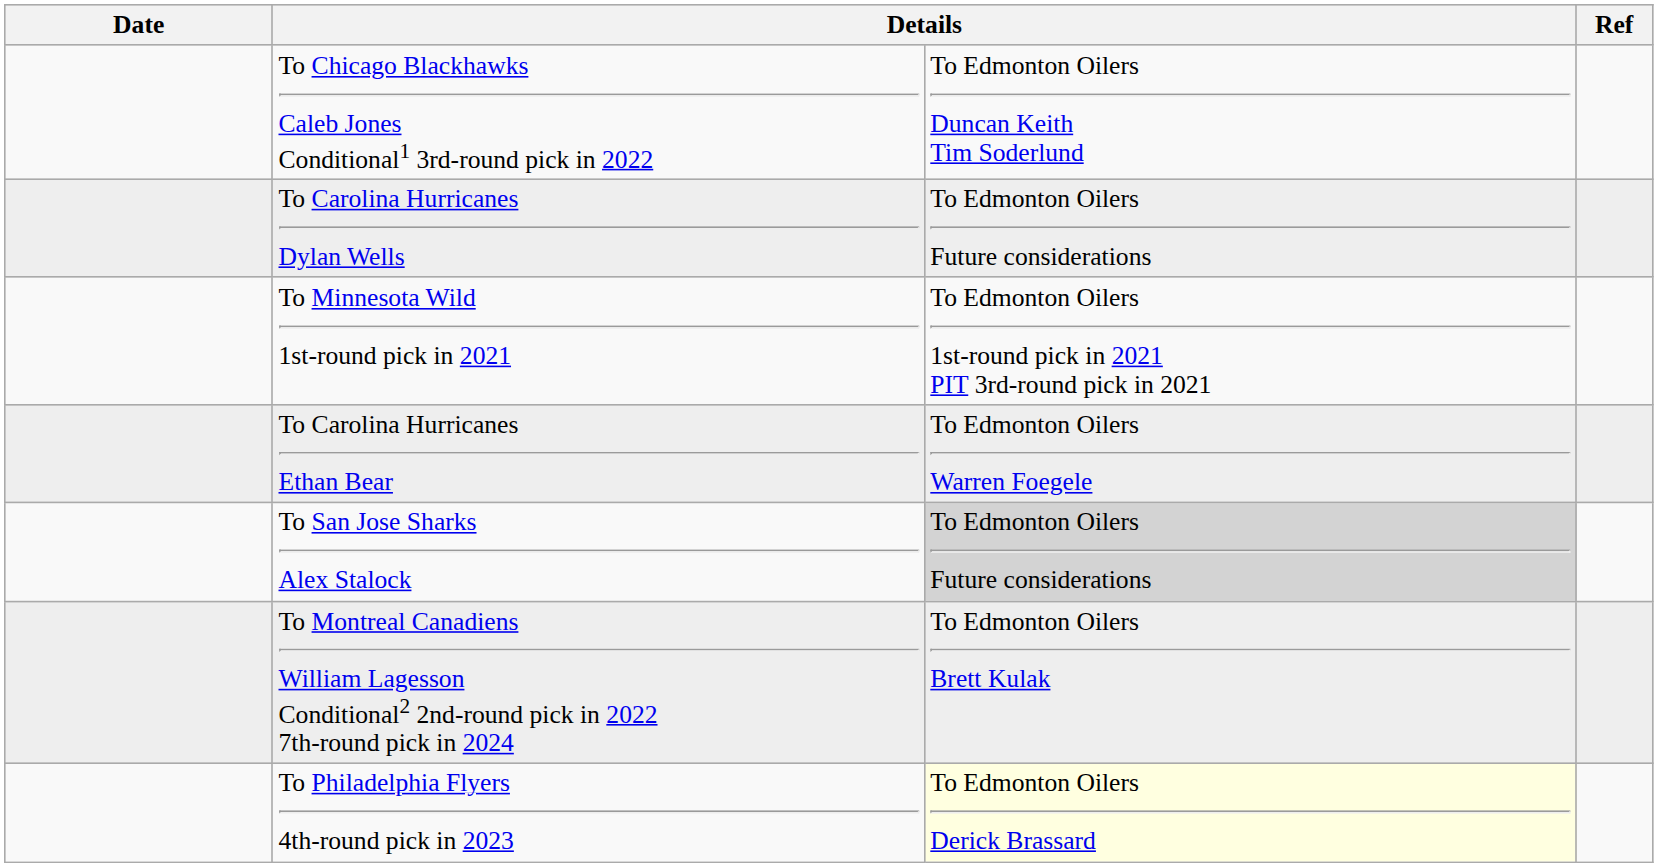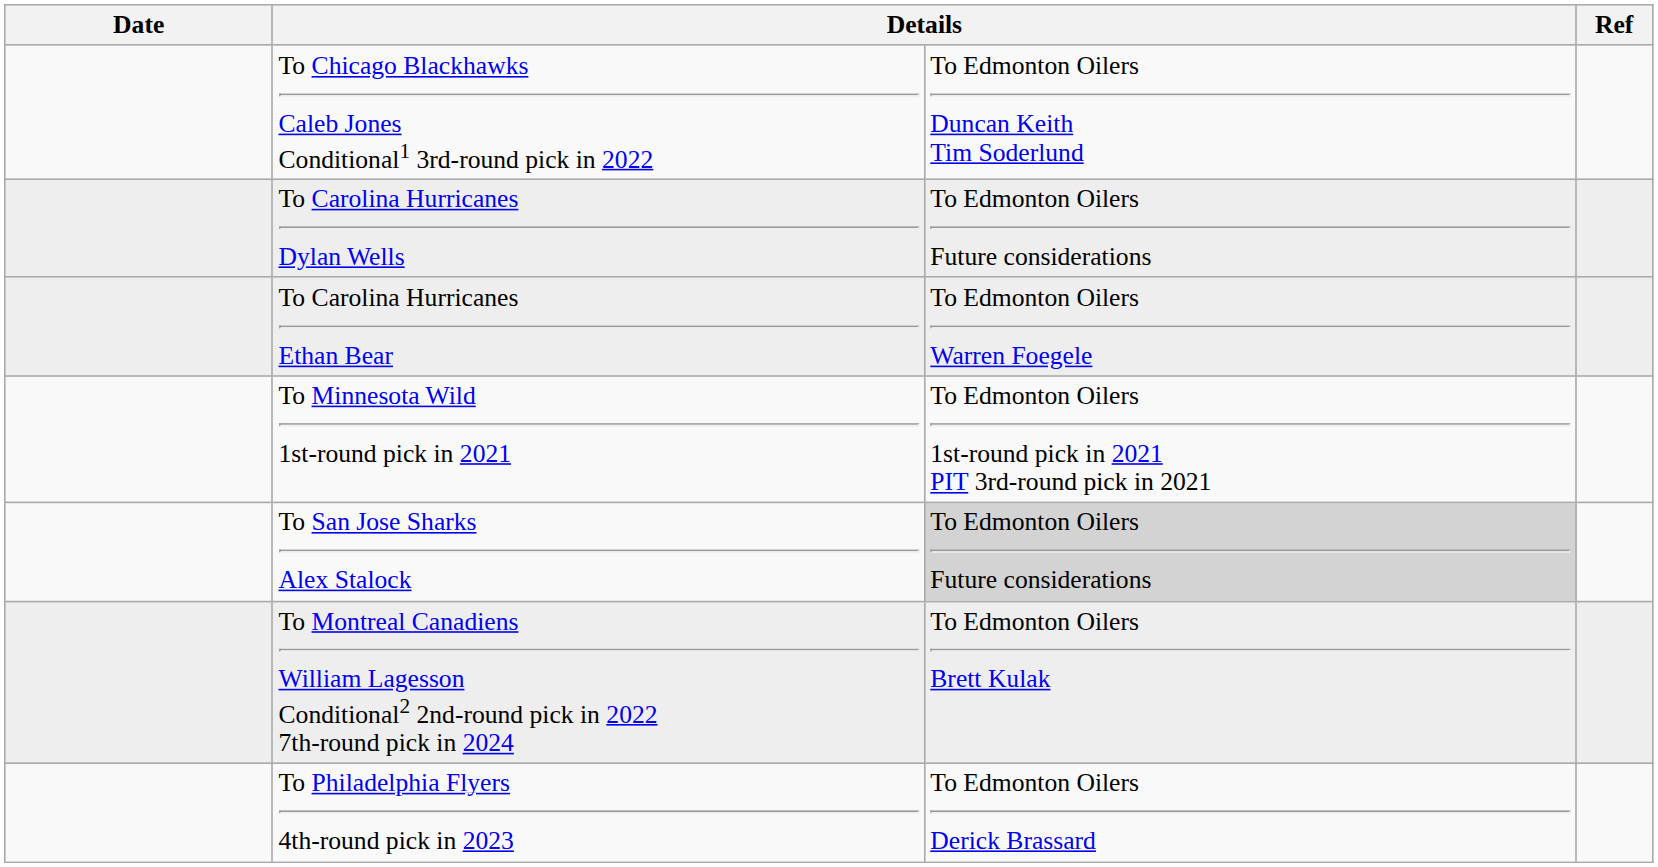rows swapped: (598, 326) <-> (598, 453)
(1250, 812) lightyellow background -> (1250, 812) no background
